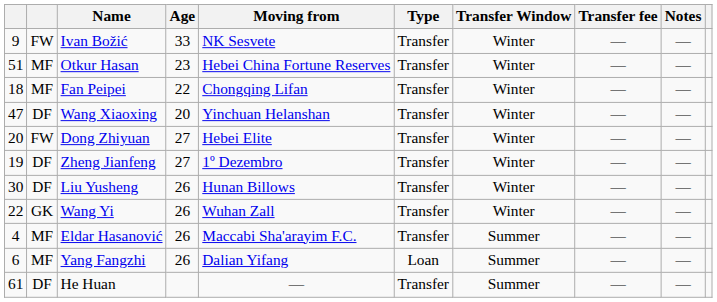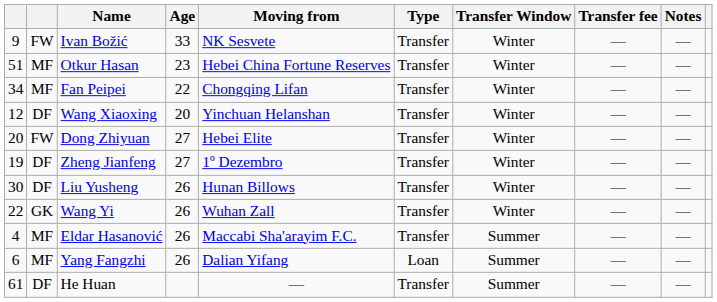(16, 89) 18 -> (16, 89) 34
(16, 114) 47 -> (16, 114) 12
